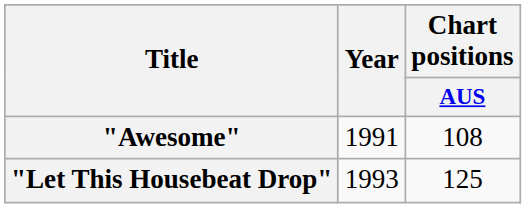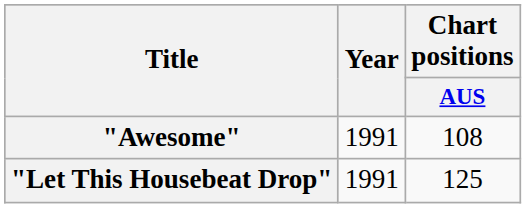(372, 180) 1993 -> (372, 180) 1991
